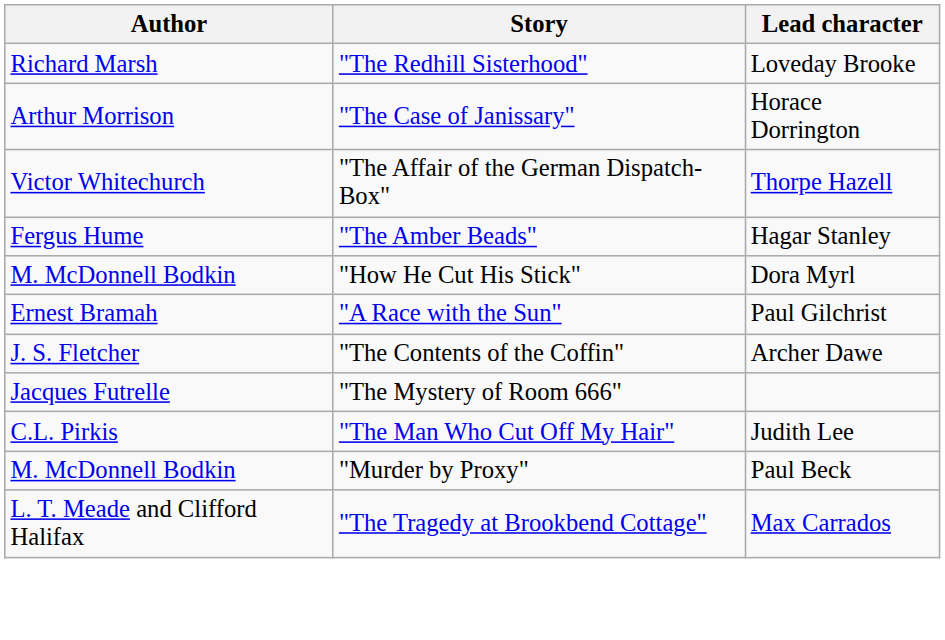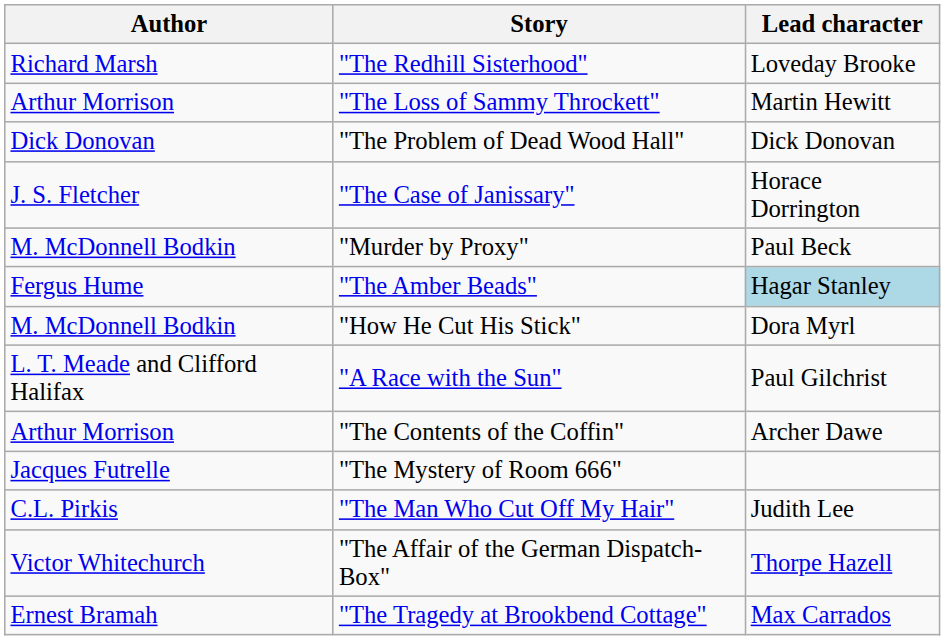+ row: (499, 102)
+ row: (512, 141)
(92, 116) Arthur Morrison -> (75, 194) J. S. Fletcher
rows swapped: (434, 470) <-> (521, 182)
(821, 235) no background -> (821, 286) lightblue background
(84, 313) Ernest Bramah -> (134, 378) L. T. Meade and Clifford Halifax
(75, 353) J. S. Fletcher -> (92, 431) Arthur Morrison
(134, 523) L. T. Meade and Clifford Halifax -> (84, 615) Ernest Bramah
